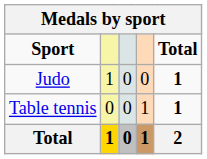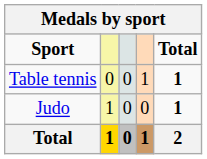rows swapped: (53, 78) <-> (53, 108)
